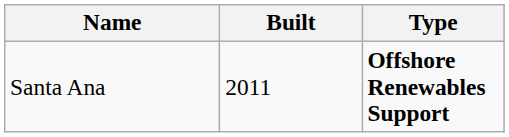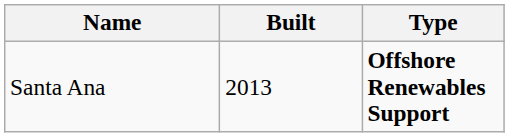(248, 86) 2011 -> (249, 86) 2013
